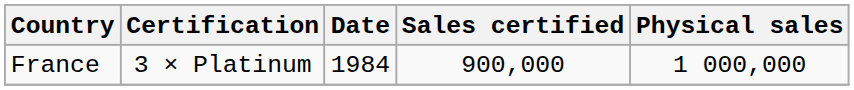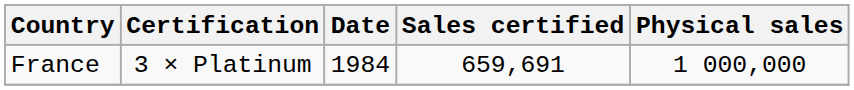(513, 65) 900,000 -> (513, 65) 659,691
